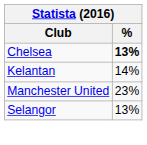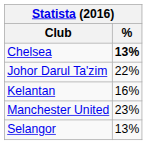+ row: (57, 71)
(127, 71) 14% -> (127, 91) 16%
